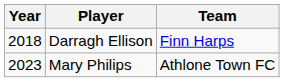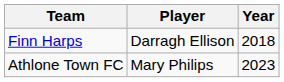columns swapped: (25, 16) <-> (217, 16)
